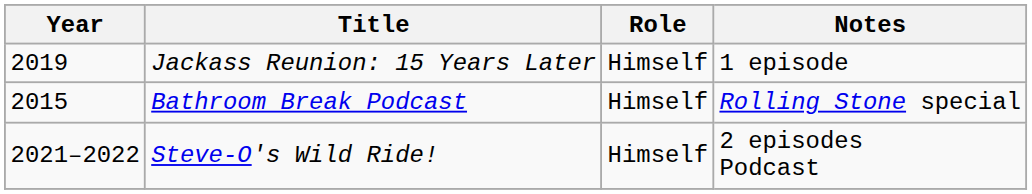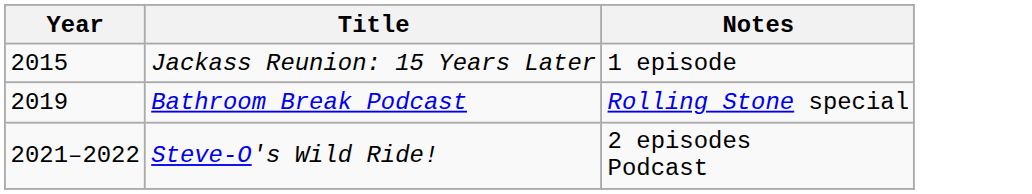- column: (658, 24)
(39, 63) 2019 -> (39, 63) 2015
(39, 102) 2015 -> (39, 102) 2019
